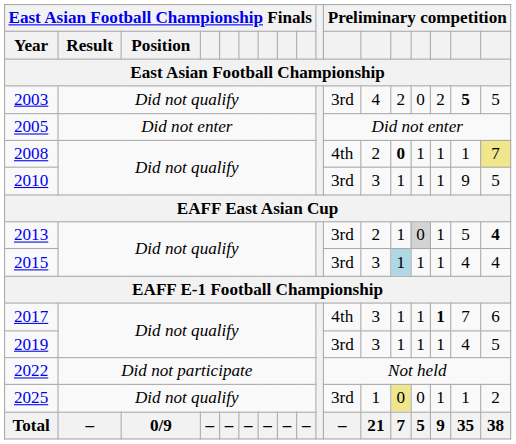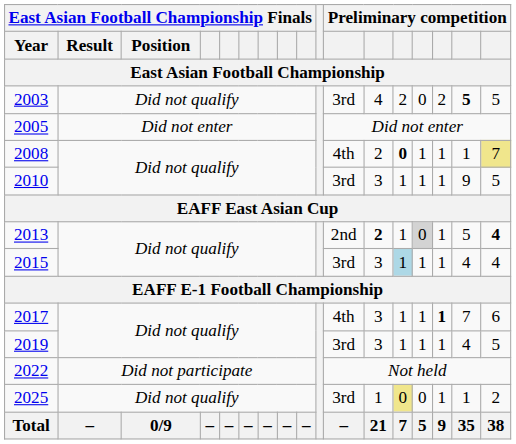(342, 235) 3rd -> (344, 235) 2nd
(376, 235) normal -> (378, 235) bold
